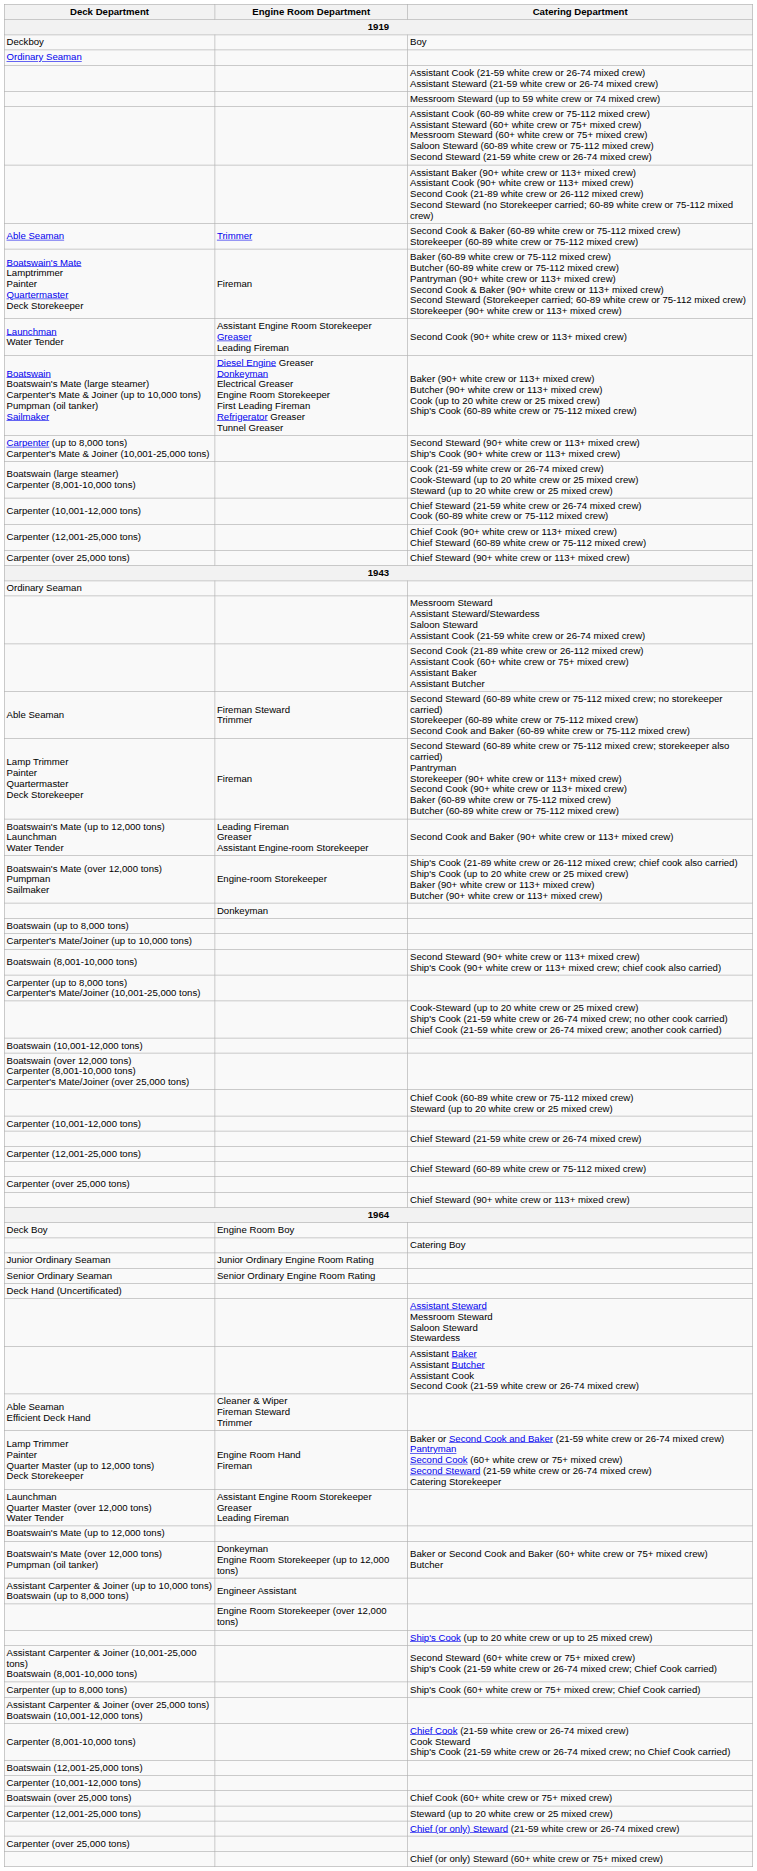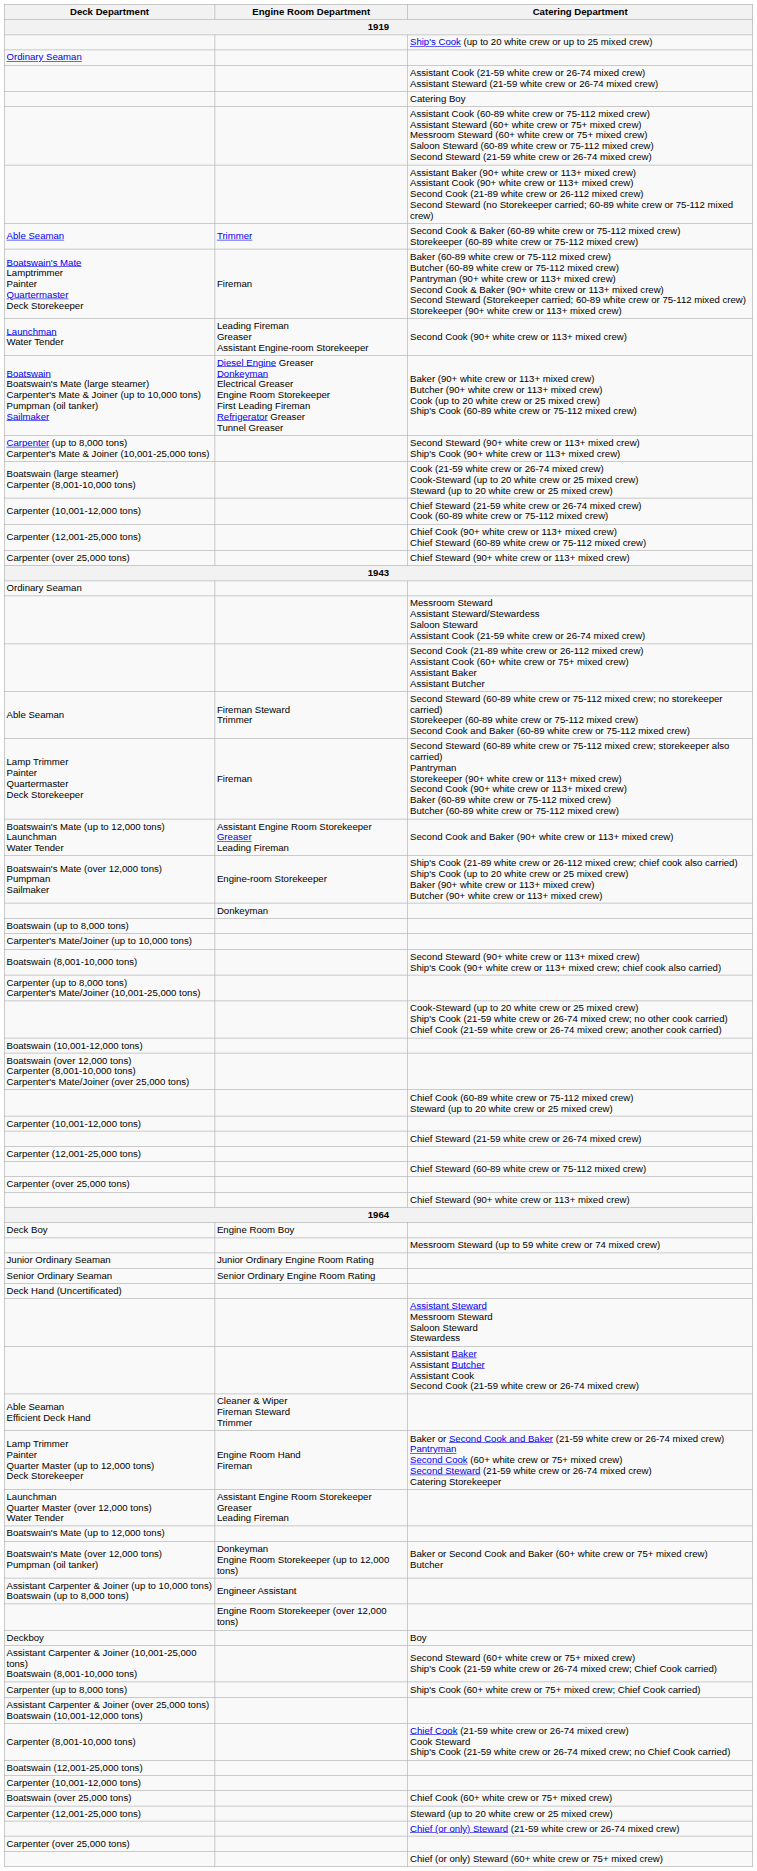rows swapped: (25, 42) <-> (109, 1638)
rows swapped: (109, 99) <-> (109, 1245)
(294, 337) Assistant Engine Room Storekeeper Greaser Leading Fireman -> (293, 337) Leading Fireman Greaser Assistant Engine-room Storekeeper
(293, 837) Leading Fireman Greaser Assistant Engine-room Storekeeper -> (294, 837) Assistant Engine Room Storekeeper Greaser Leading Fireman
